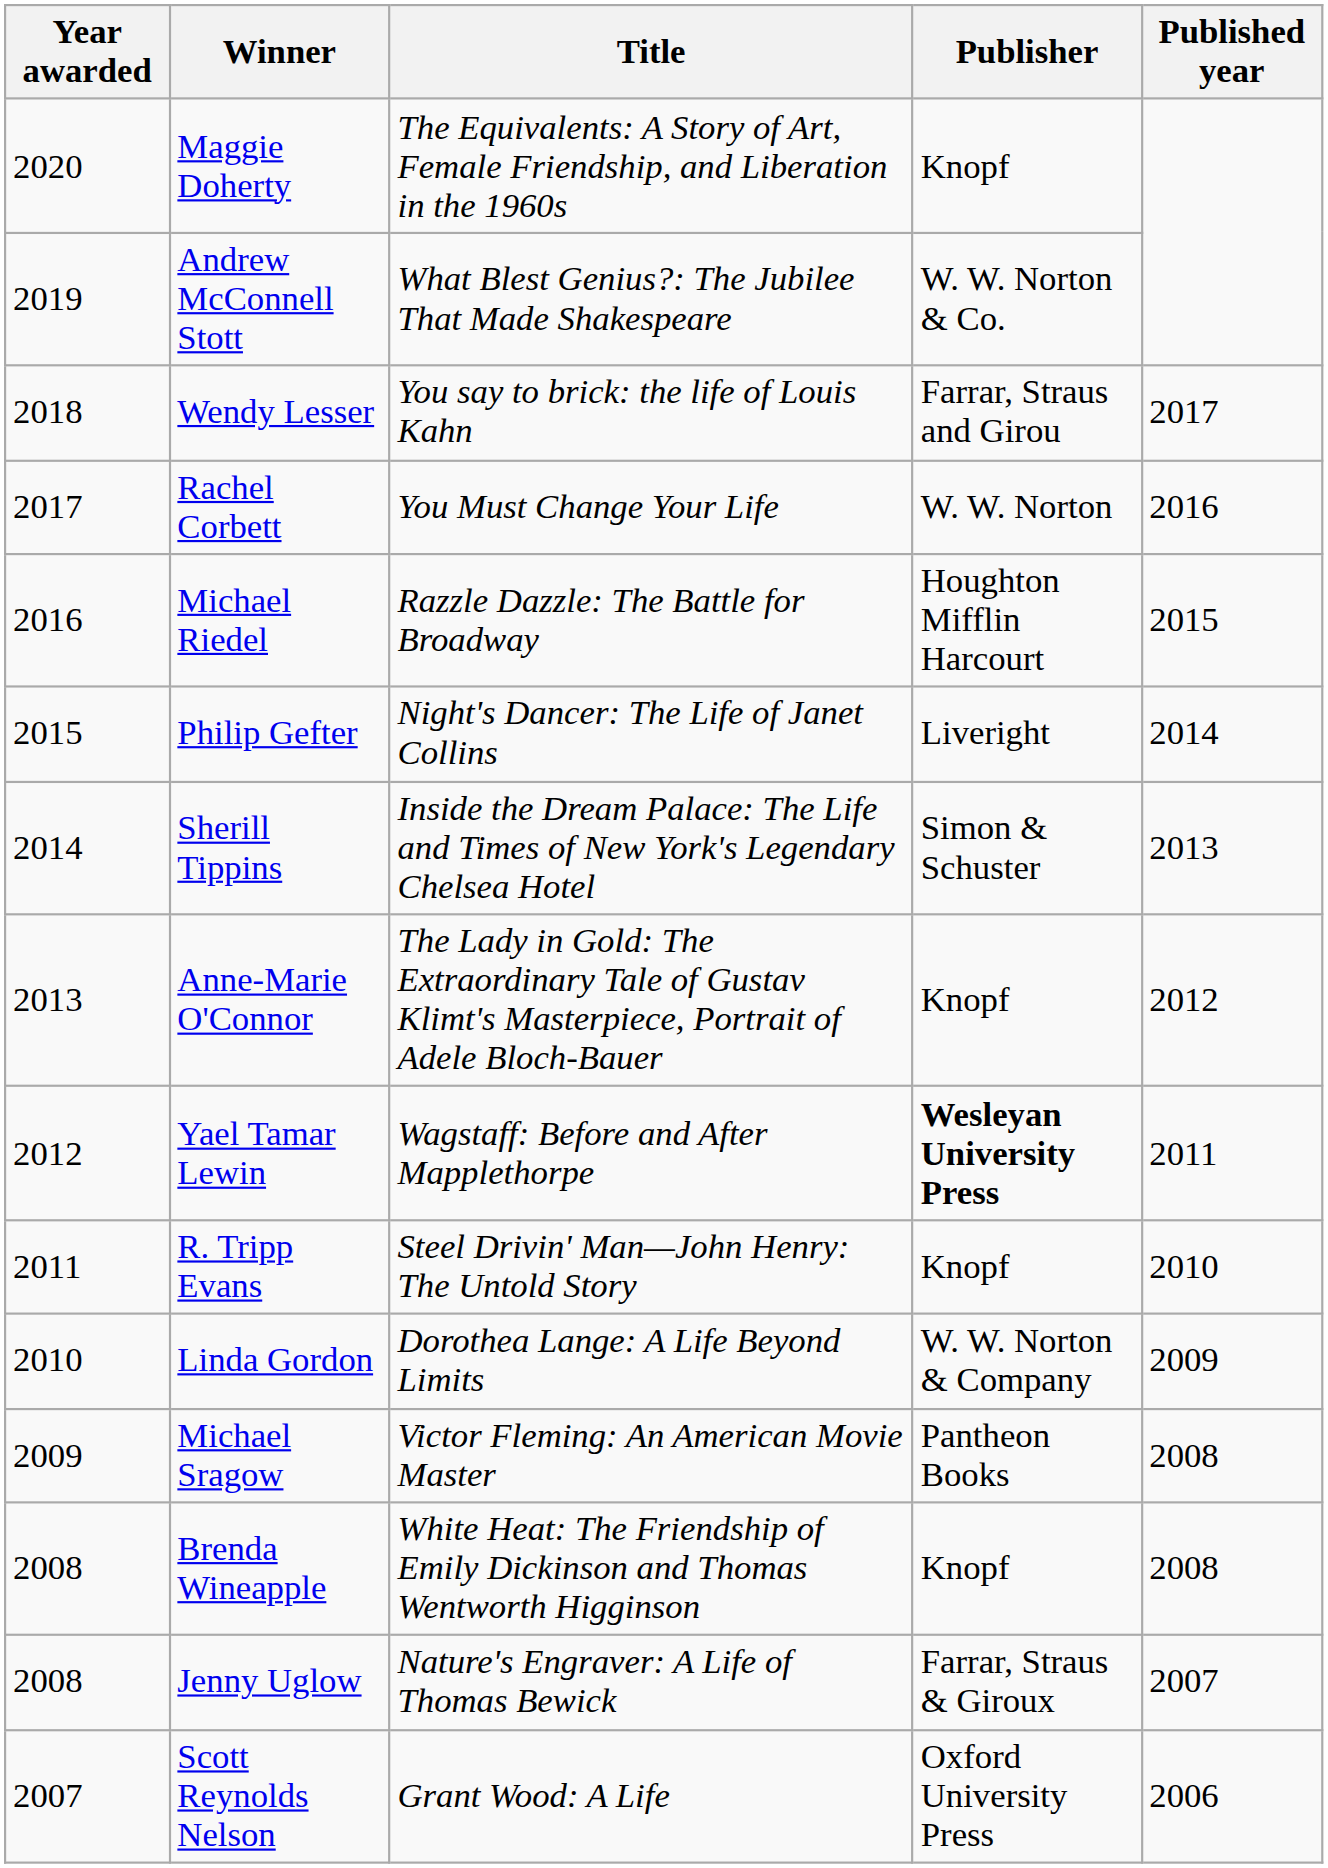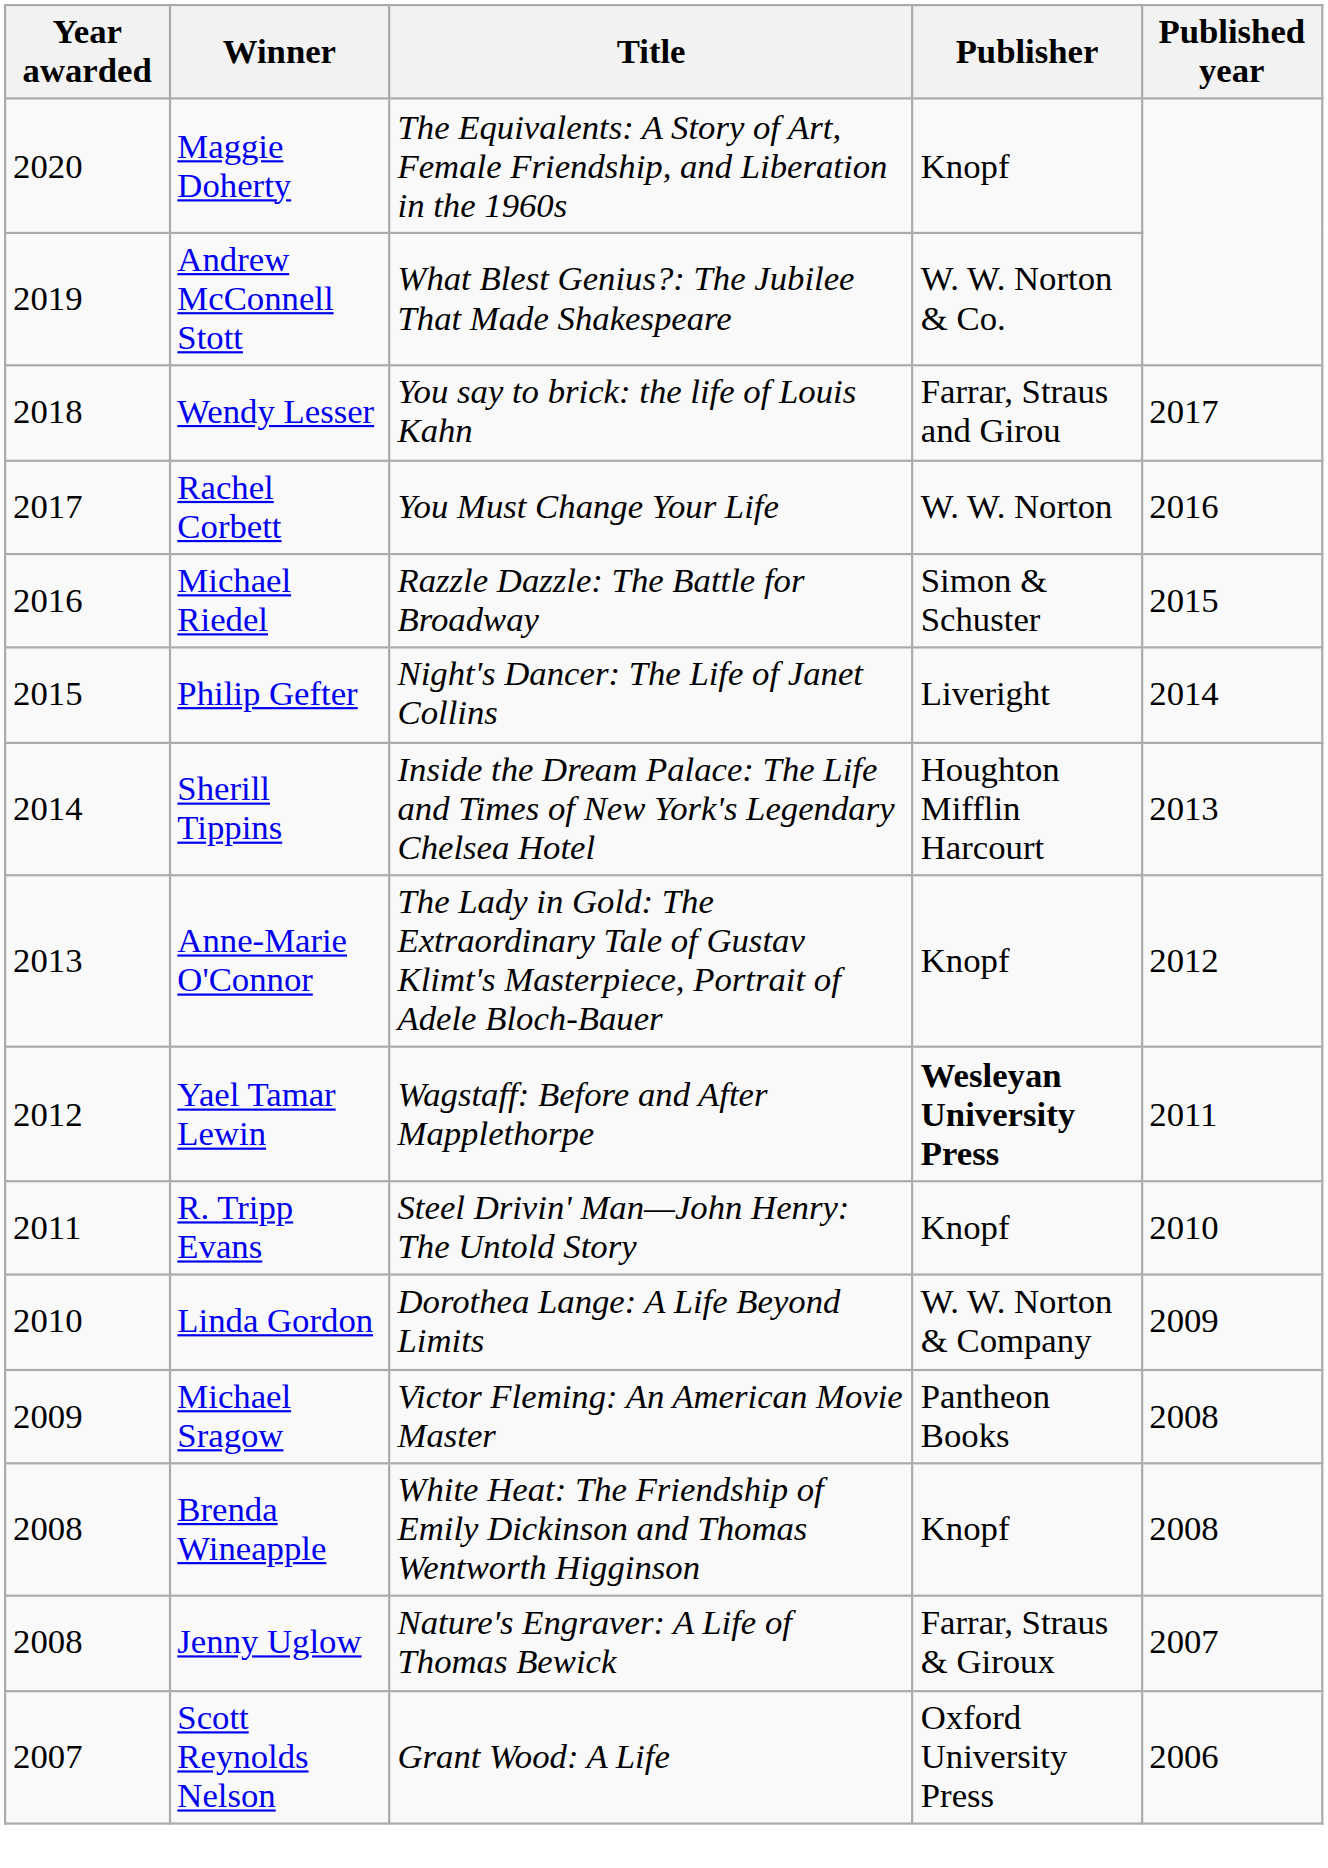(990, 619) Houghton Mifflin Harcourt -> (984, 600) Simon & Schuster
(984, 847) Simon & Schuster -> (990, 808) Houghton Mifflin Harcourt
